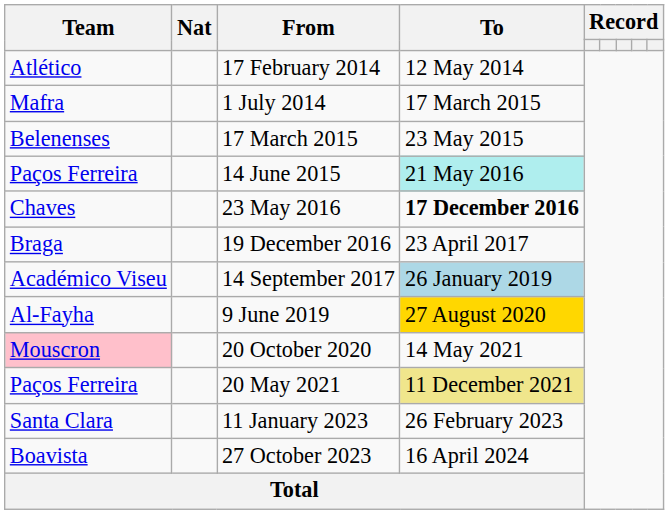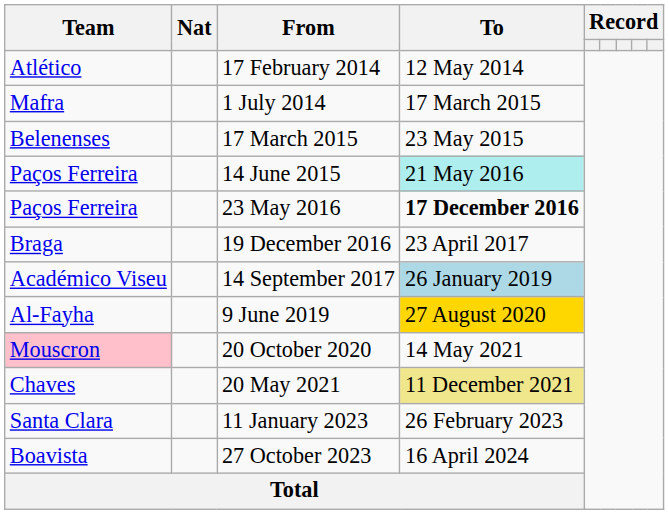(43, 208) Chaves -> (74, 208) Paços Ferreira
(74, 385) Paços Ferreira -> (43, 385) Chaves
